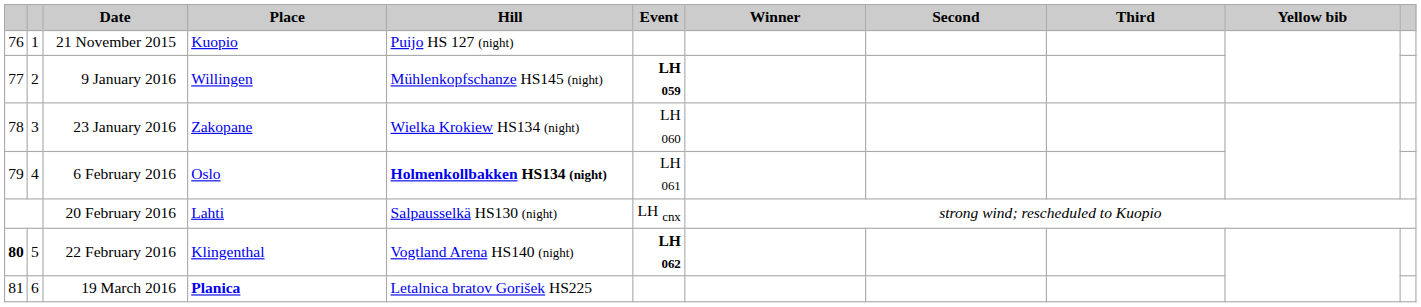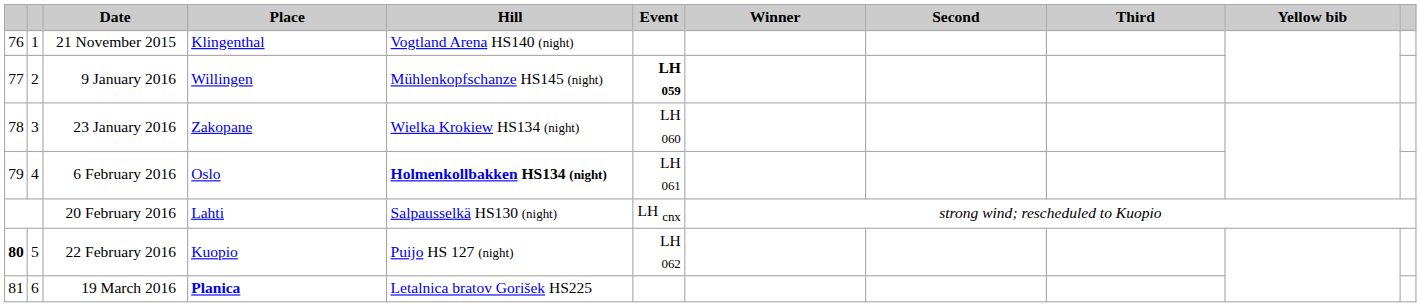(214, 42) Kuopio -> (228, 42) Klingenthal
(452, 42) Puijo HS 127 (night) -> (482, 42) Vogtland Arena HS140 (night)
(228, 251) Klingenthal -> (214, 251) Kuopio
(482, 251) Vogtland Arena HS140 (night) -> (452, 251) Puijo HS 127 (night)
(670, 251) bold -> (670, 251) normal
